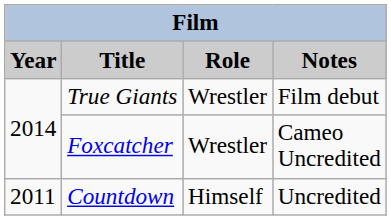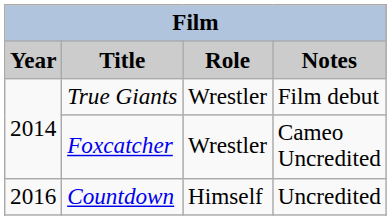(33, 196) 2011 -> (33, 196) 2016
